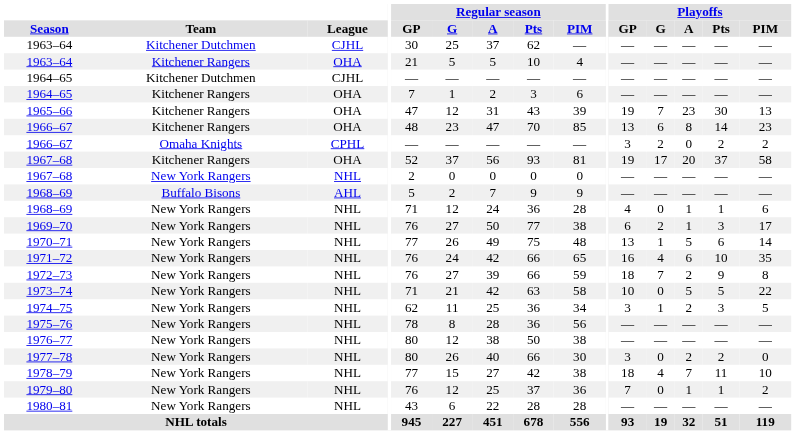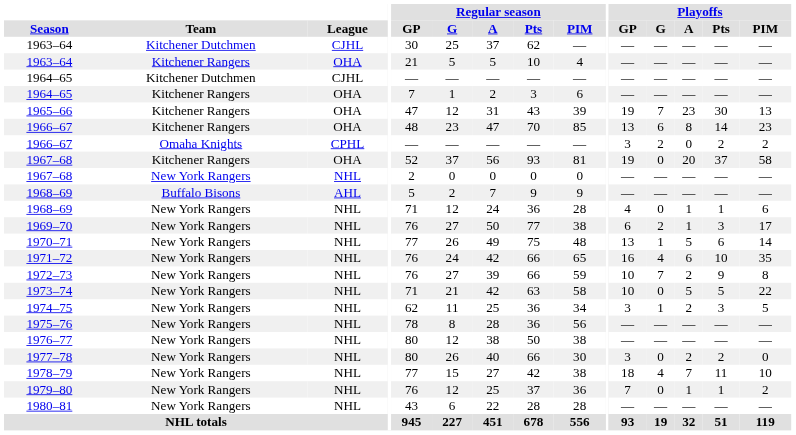(661, 159) 17 -> (661, 159) 0
(628, 274) 18 -> (628, 274) 10
